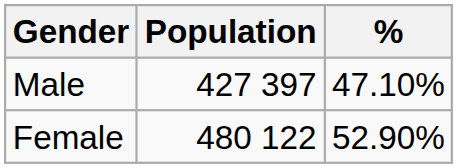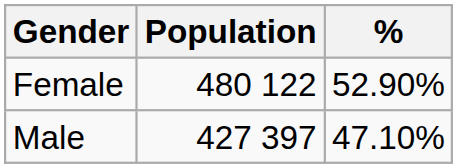rows swapped: (68, 137) <-> (49, 84)
